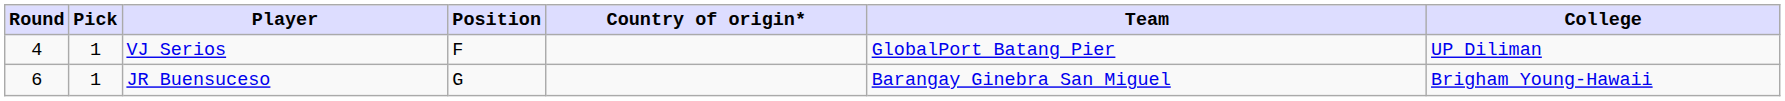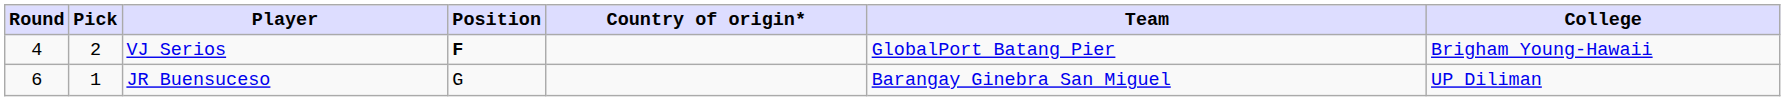(95, 50) 1 -> (95, 50) 2
(458, 50) normal -> (458, 50) bold
(1486, 50) UP Diliman -> (1542, 50) Brigham Young-Hawaii
(1542, 80) Brigham Young-Hawaii -> (1486, 80) UP Diliman
